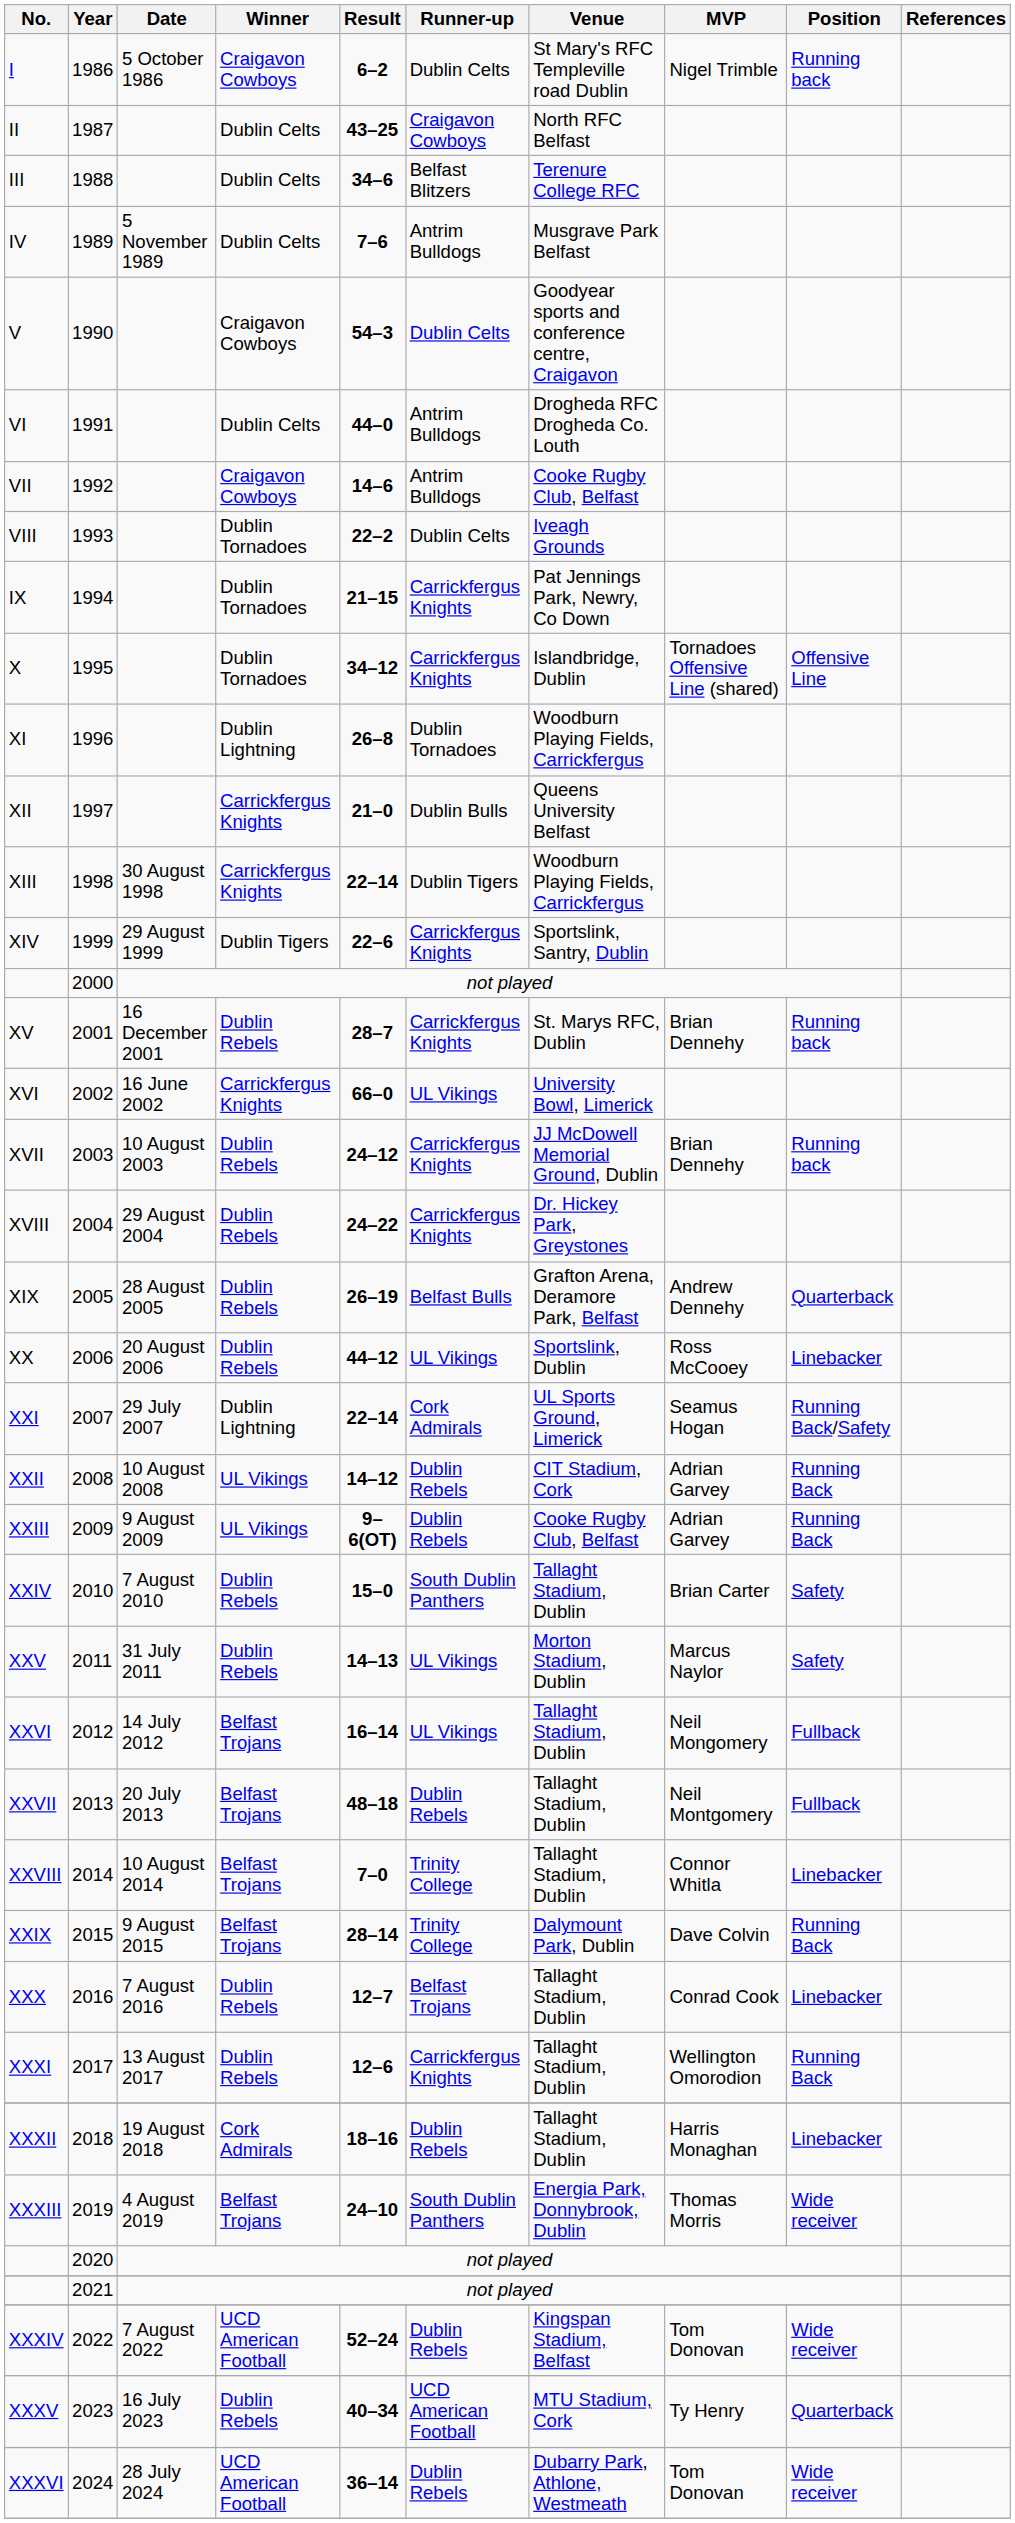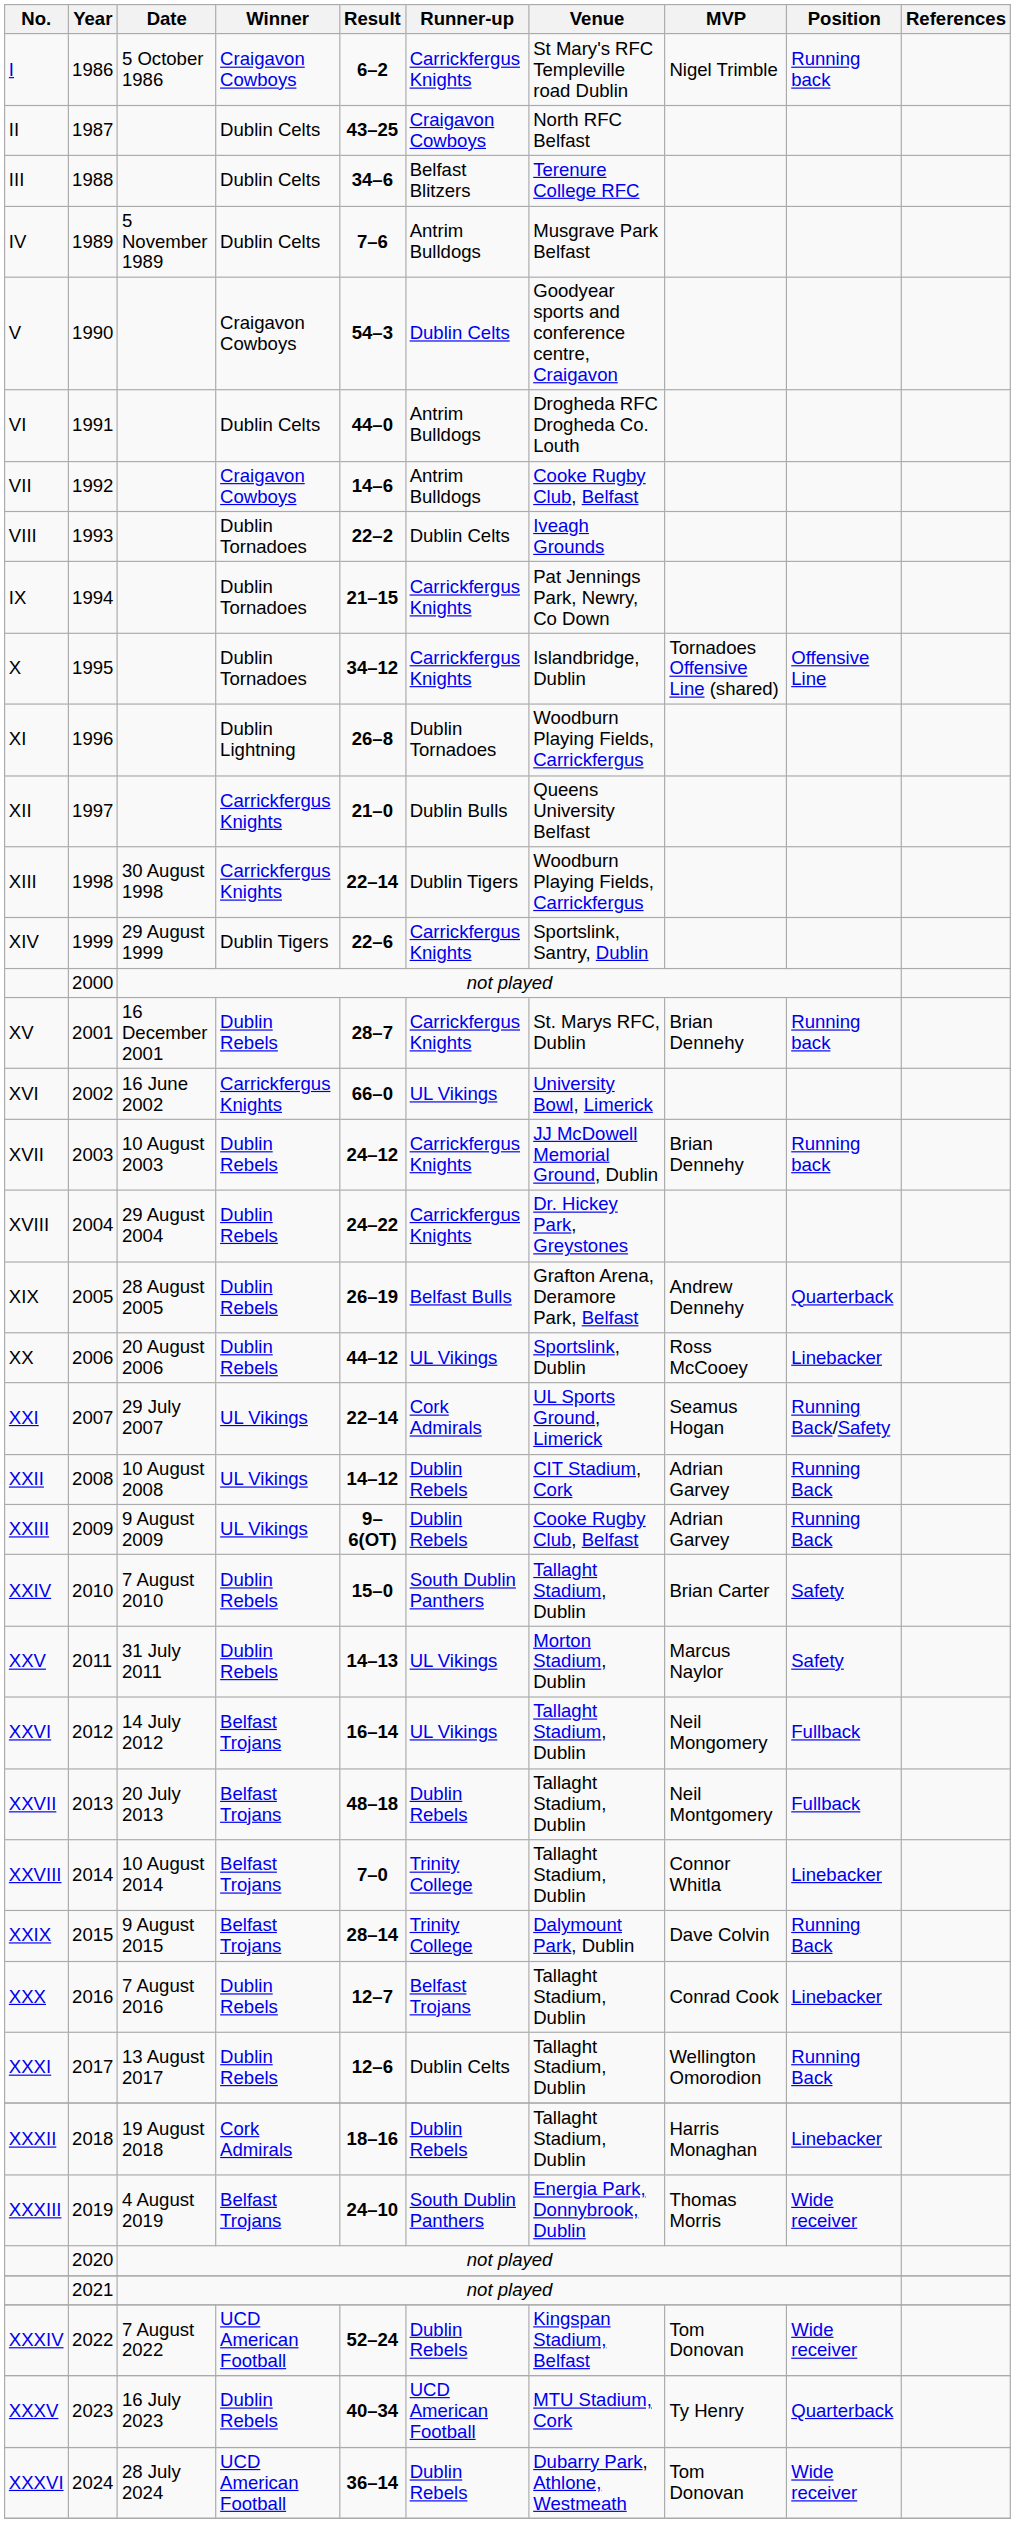(460, 69) Dublin Celts -> (465, 69) Carrickfergus Knights
(258, 1418) Dublin Lightning -> (264, 1418) UL Vikings
(465, 2067) Carrickfergus Knights -> (460, 2067) Dublin Celts
